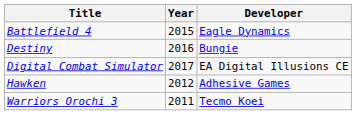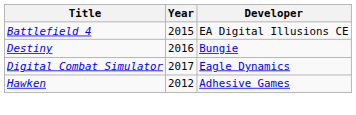(245, 31) Eagle Dynamics -> (274, 31) EA Digital Illusions CE
(274, 66) EA Digital Illusions CE -> (245, 66) Eagle Dynamics
- row: (62, 101)
